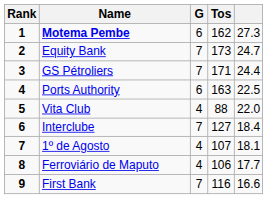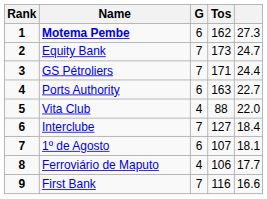(249, 90) 22.5 -> (249, 90) 22.7
(199, 146) 4 -> (199, 146) 6
